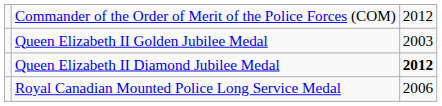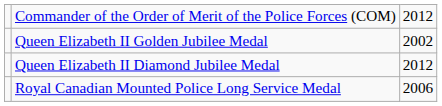(418, 40) 2003 -> (418, 40) 2002
(418, 64) bold -> (418, 64) normal
